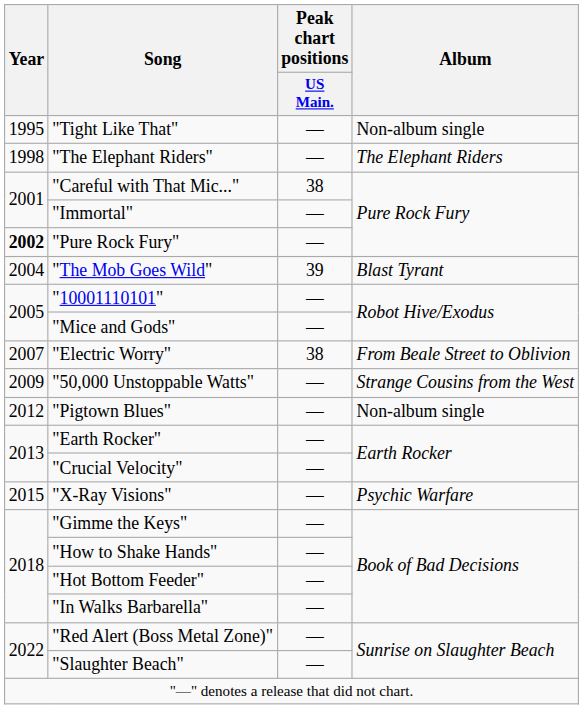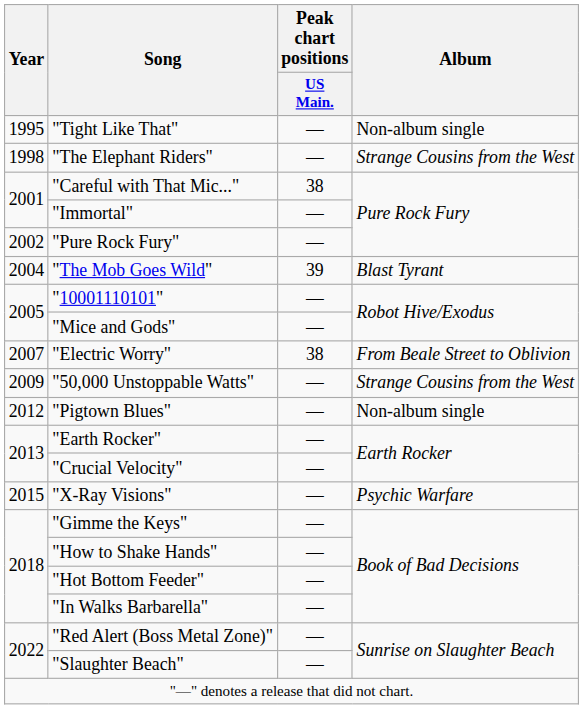(430, 157) The Elephant Riders -> (465, 157) Strange Cousins from the West
(26, 242) bold -> (26, 242) normal
